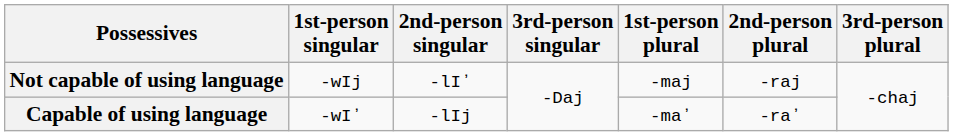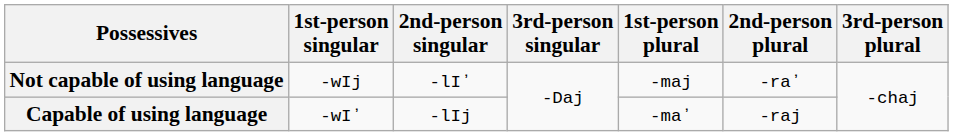(780, 82) -raj -> (780, 82) -raʼ
(780, 116) -raʼ -> (780, 116) -raj
